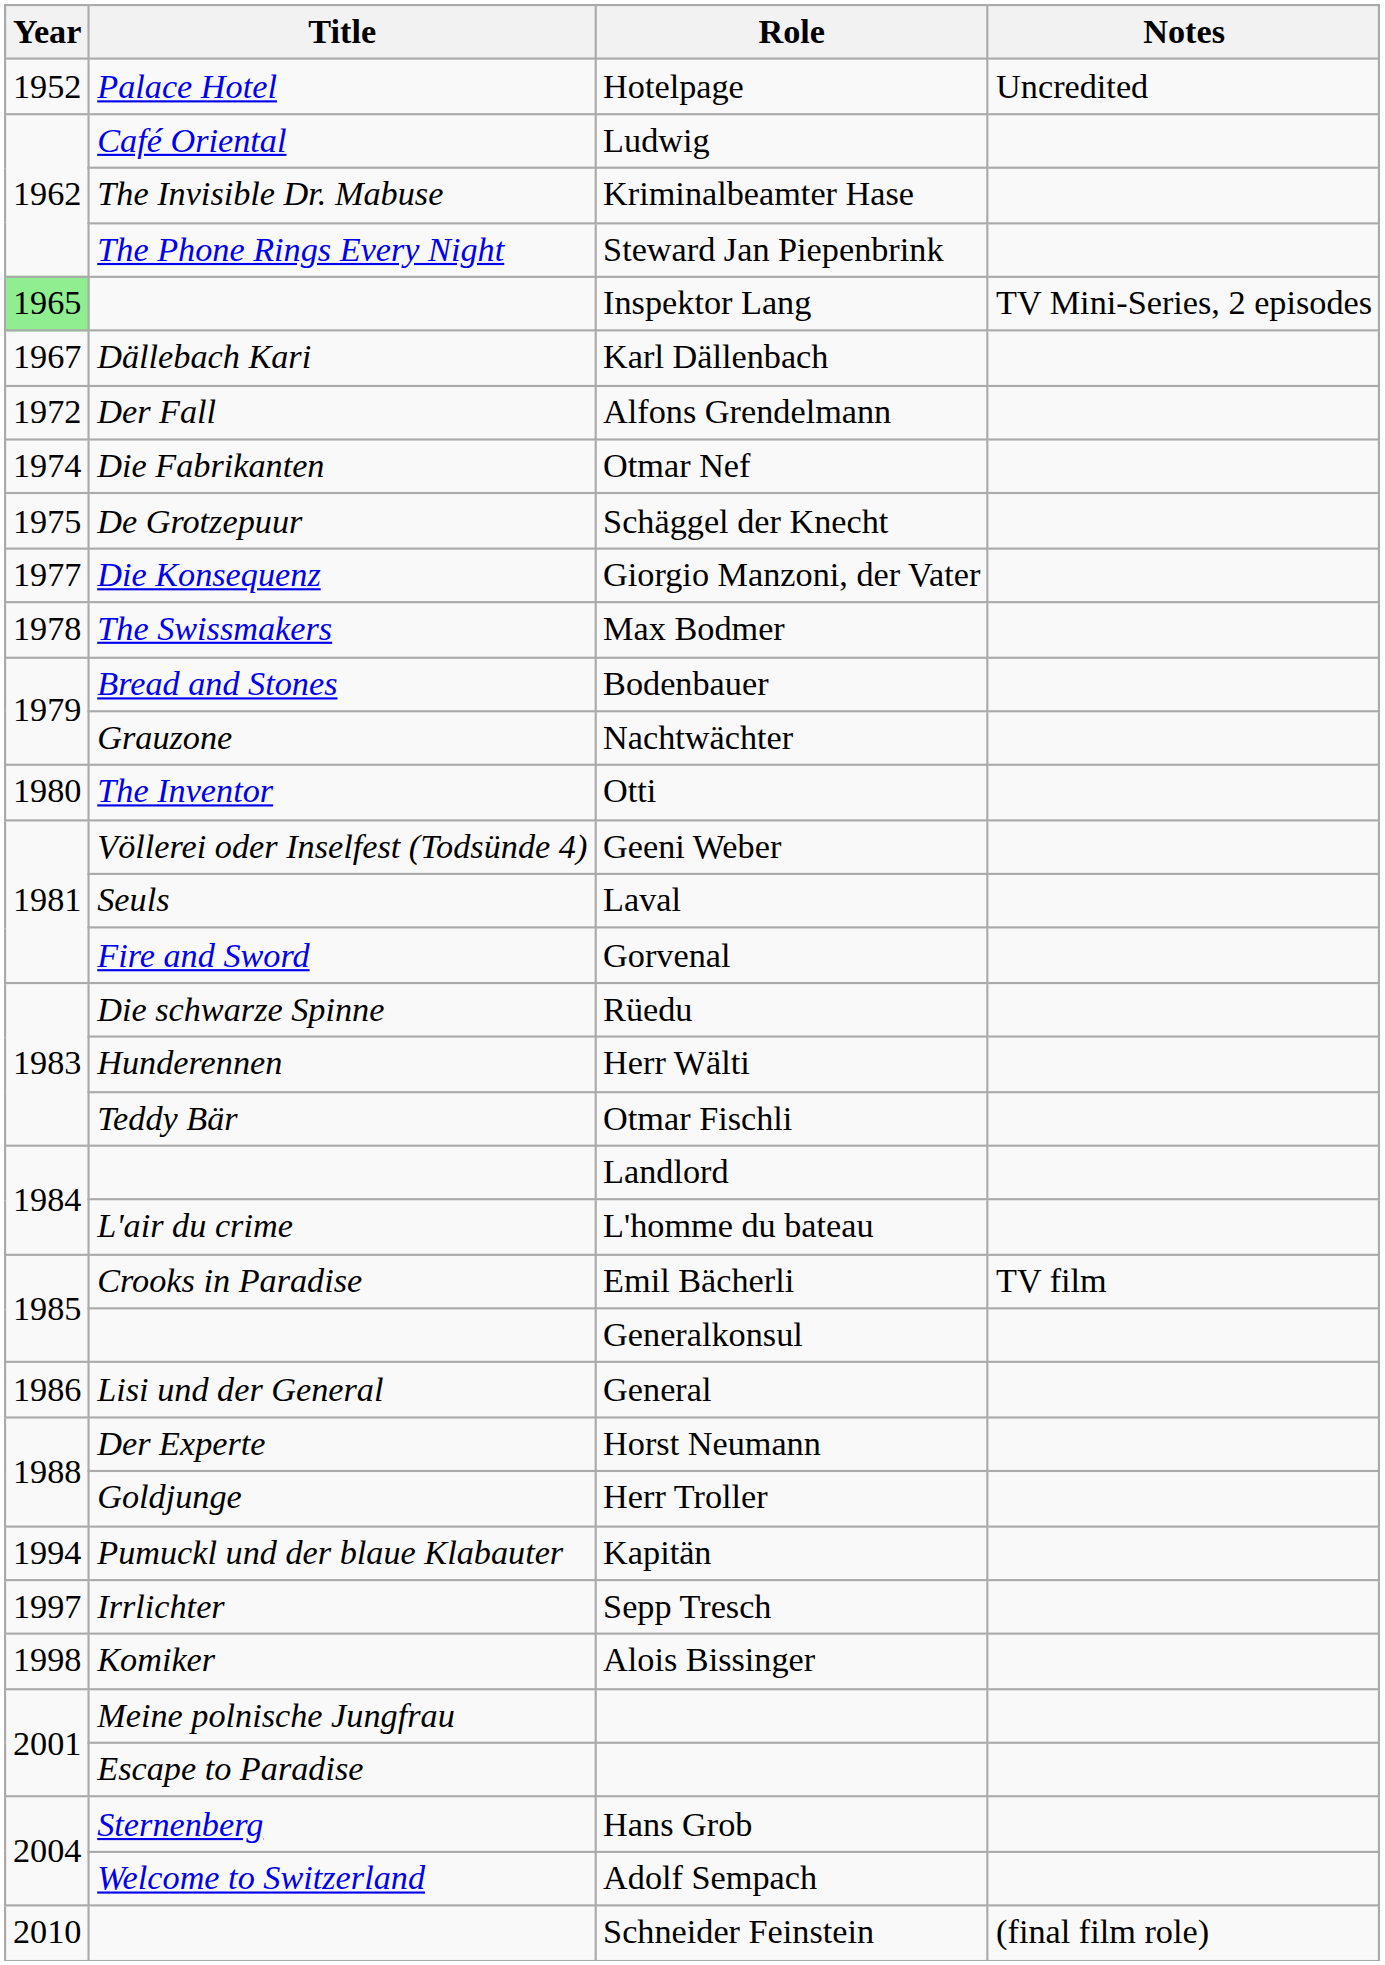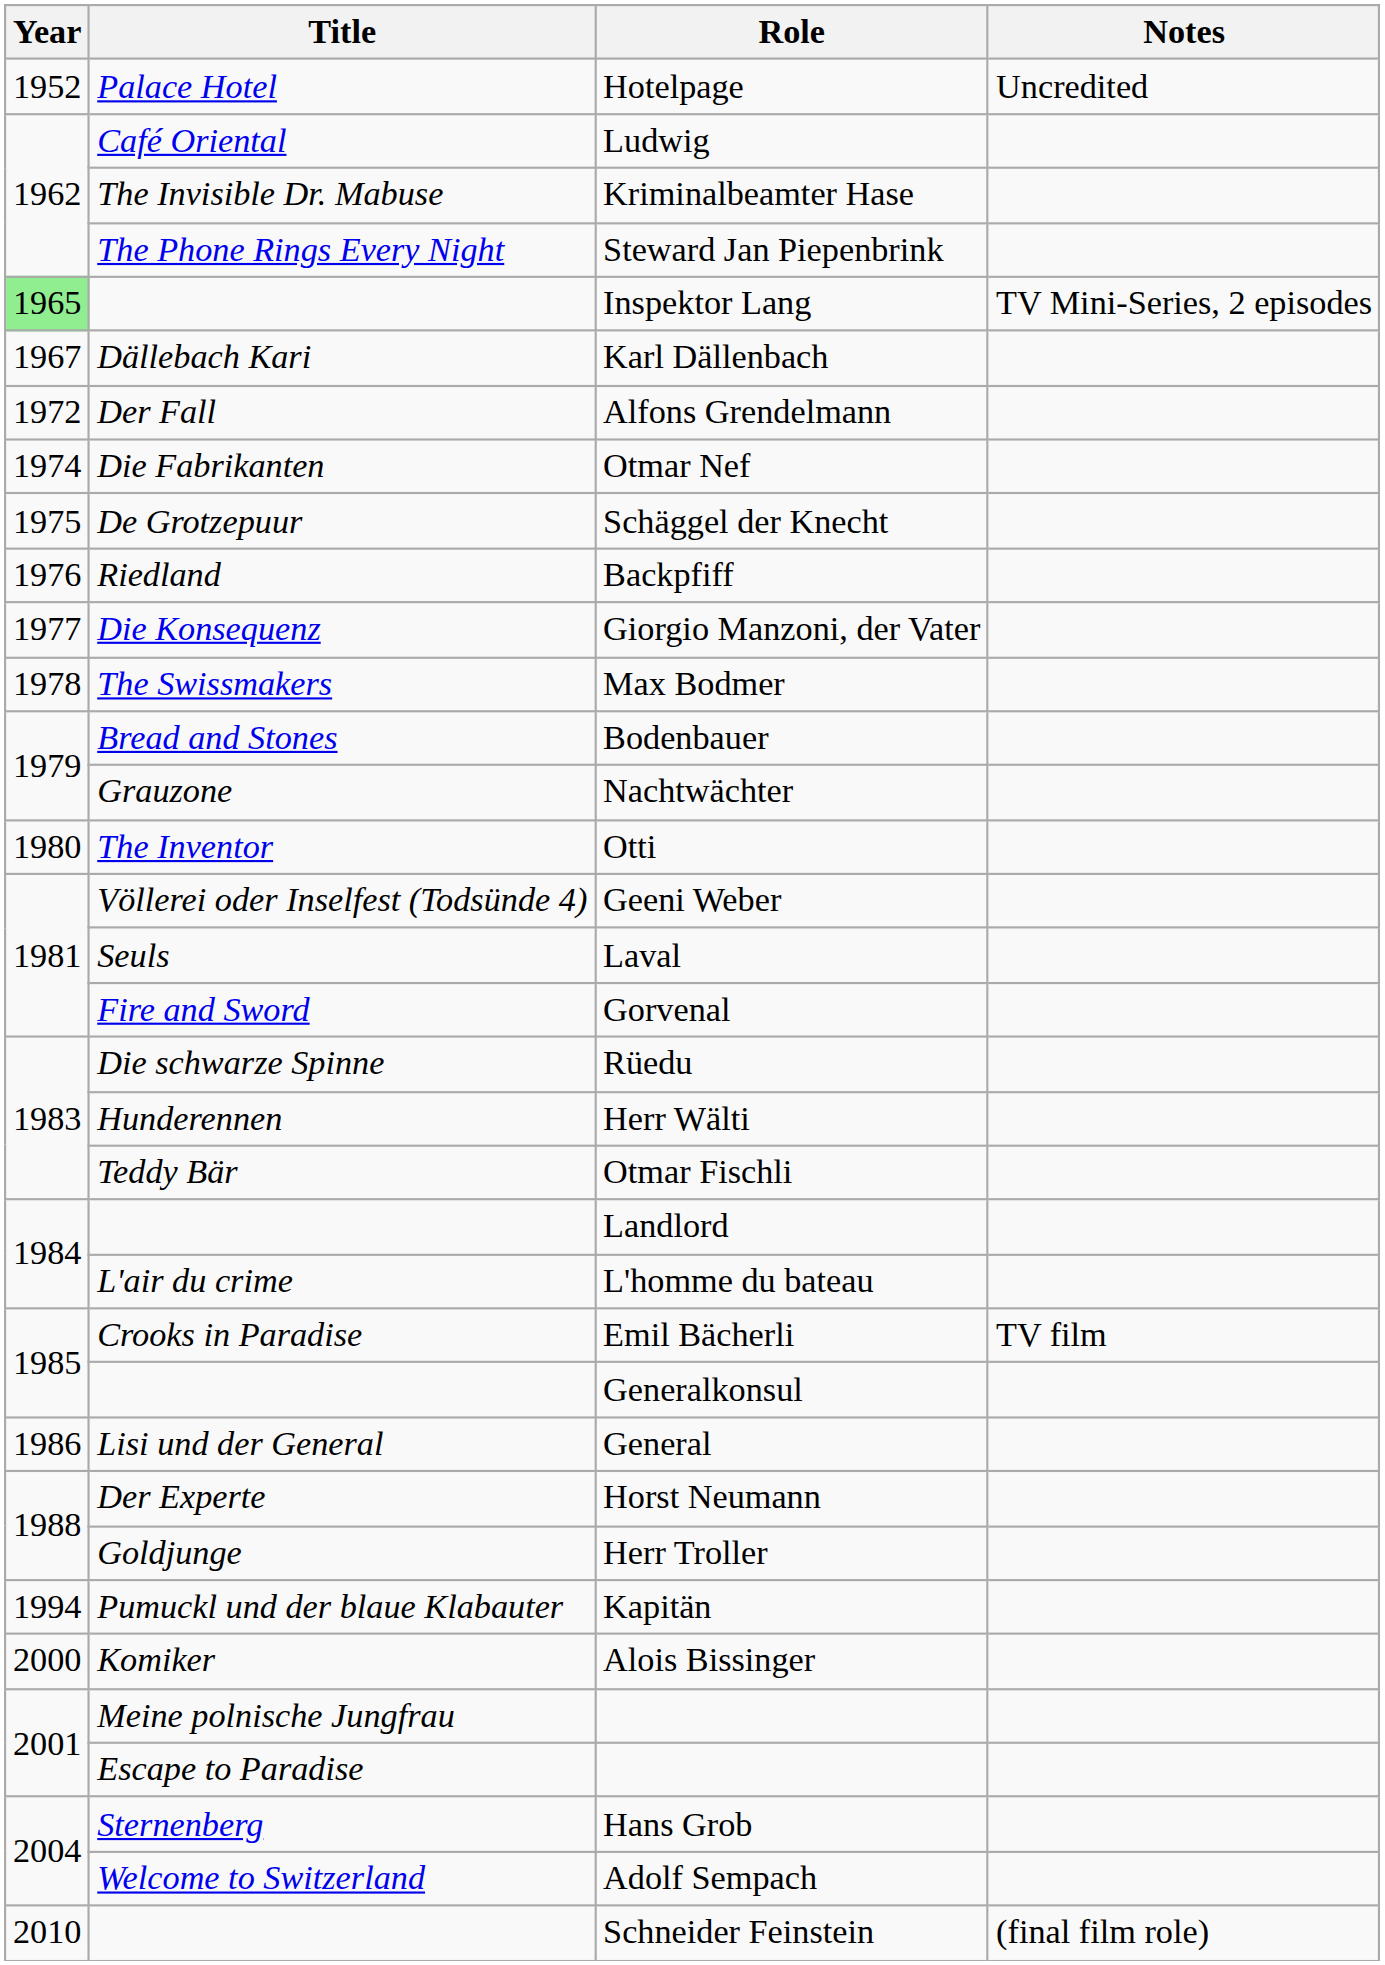+ row: (159, 574)
- row: (161, 1606)
(47, 1660) 1998 -> (47, 1660) 2000
